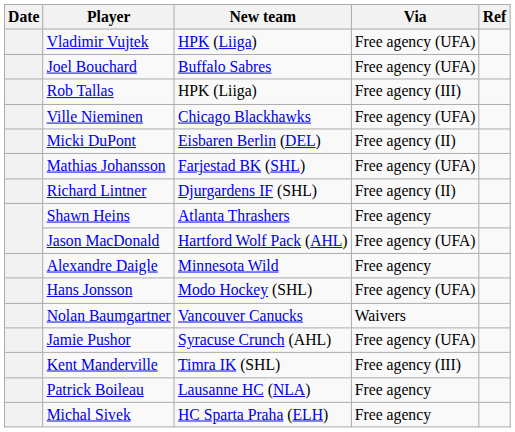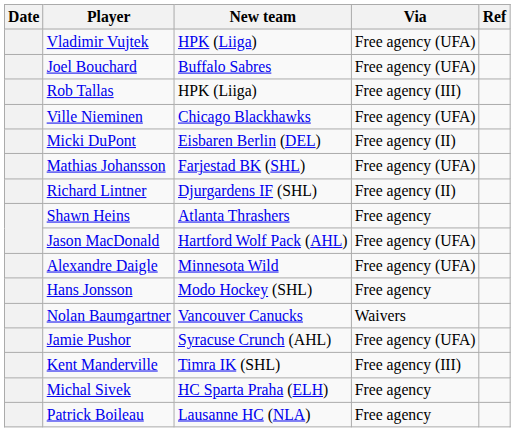(393, 265) Free agency -> (415, 265) Free agency (UFA)
(415, 290) Free agency (UFA) -> (393, 290) Free agency
rows swapped: (95, 389) <-> (89, 414)
